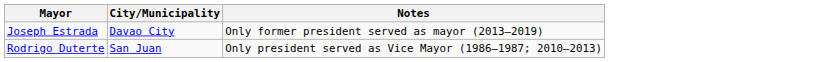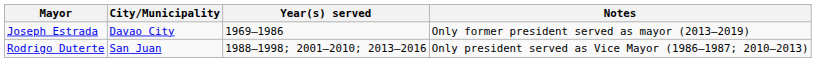+ column: (326, 13)
